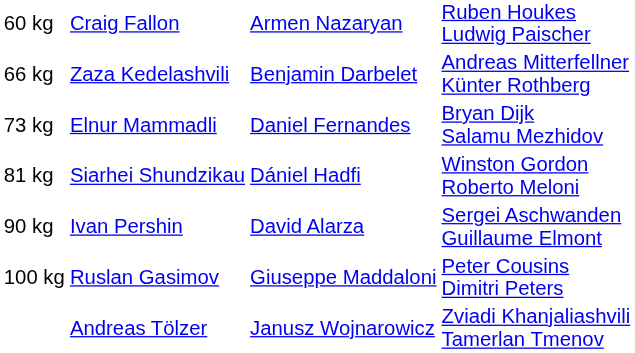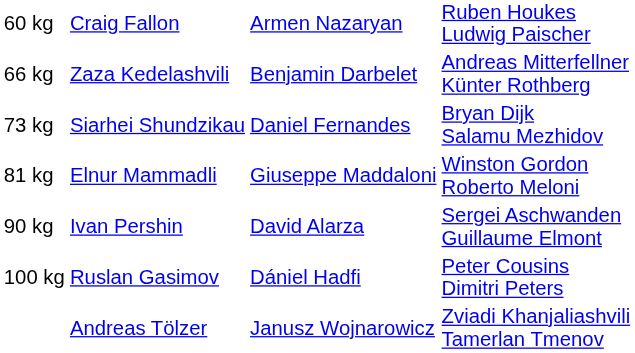(143, 125) Elnur Mammadli -> (157, 125) Siarhei Shundzikau
(157, 175) Siarhei Shundzikau -> (143, 175) Elnur Mammadli
(305, 175) Dániel Hadfi -> (343, 175) Giuseppe Maddaloni
(343, 277) Giuseppe Maddaloni -> (305, 277) Dániel Hadfi
